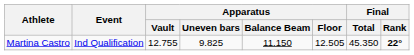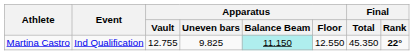(277, 43) no background -> (277, 43) paleturquoise background
(330, 43) 12.505 -> (330, 43) 12.550
